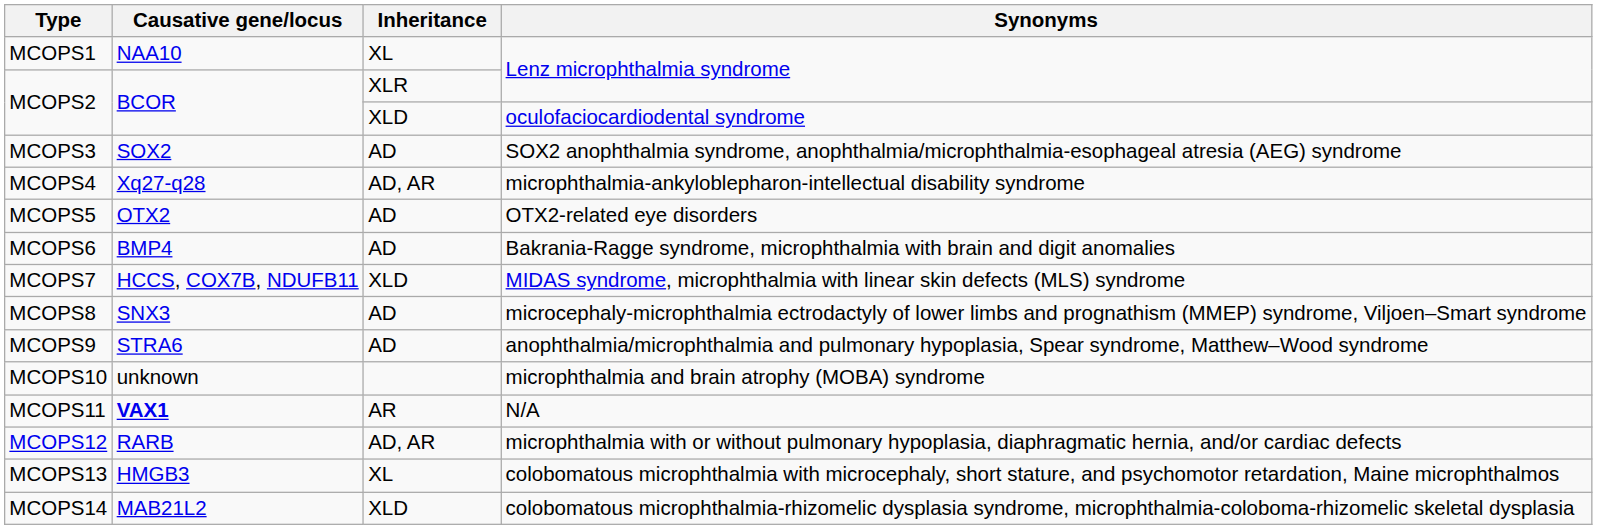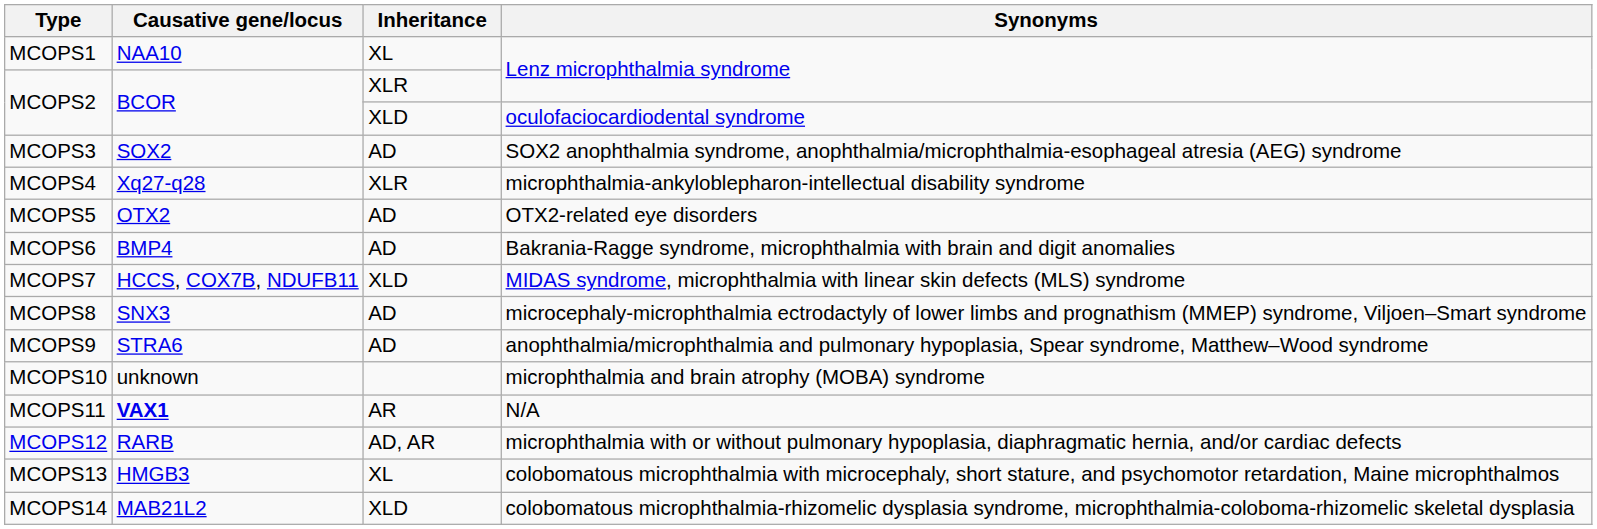(402, 183) AD, AR -> (388, 183) XLR
